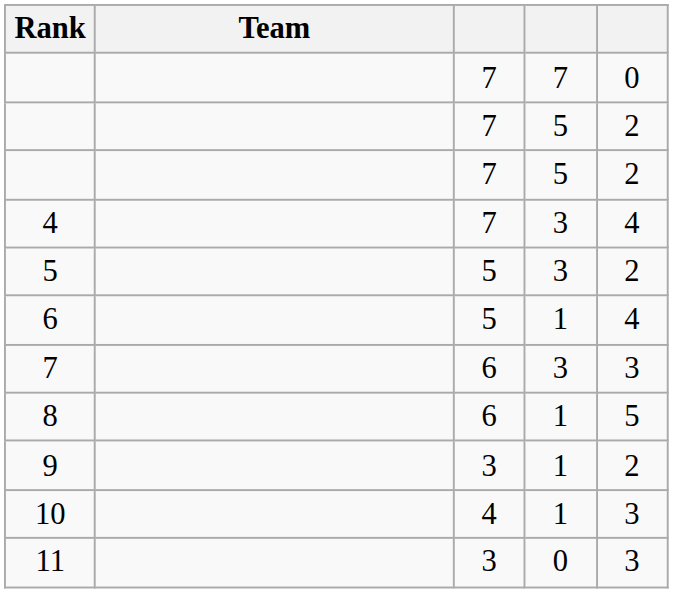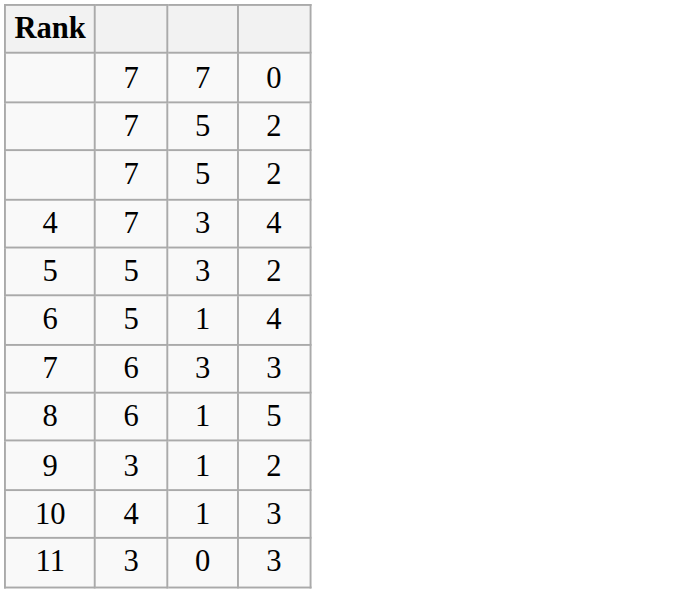- column: (274, 28)
